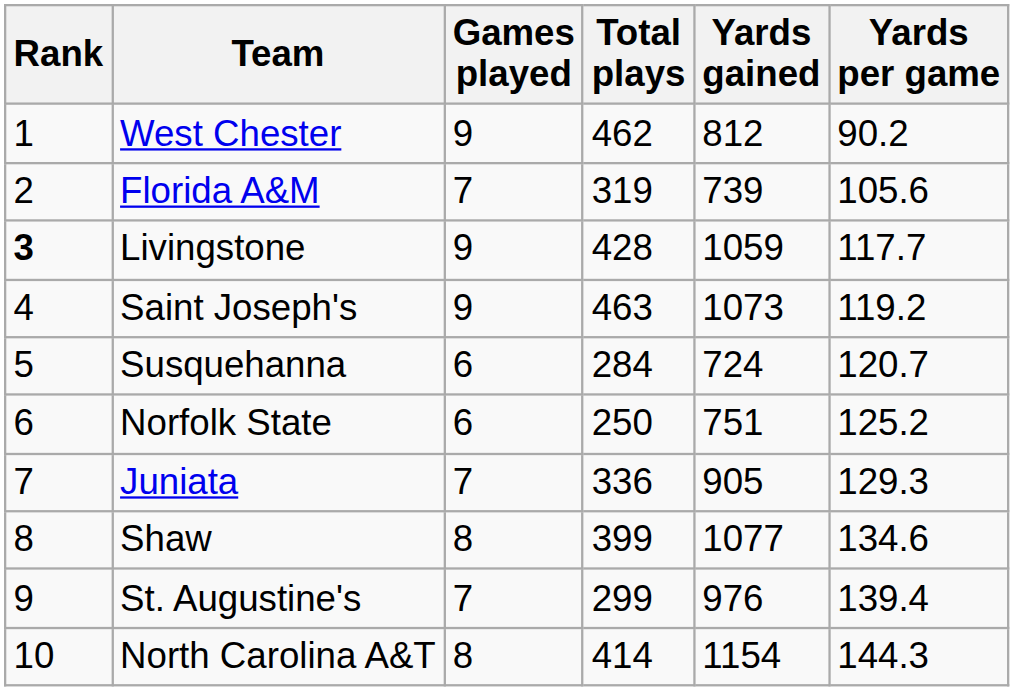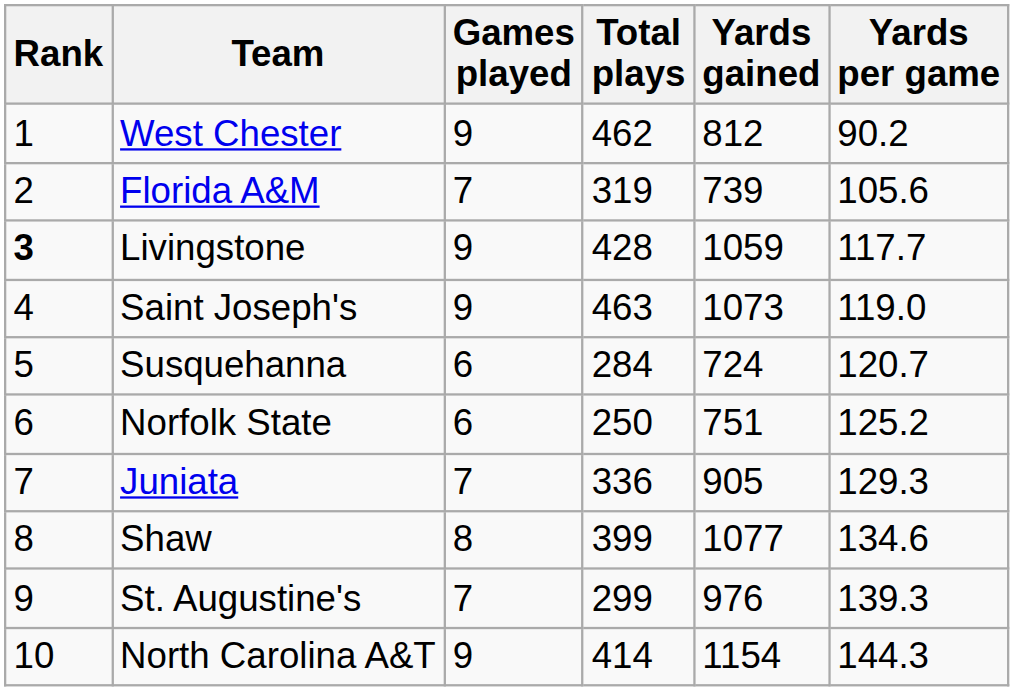(882, 307) 119.2 -> (882, 307) 119.0
(883, 597) 139.4 -> (883, 597) 139.3
(463, 655) 8 -> (463, 655) 9
